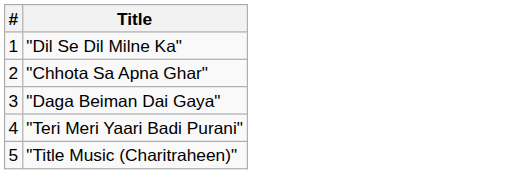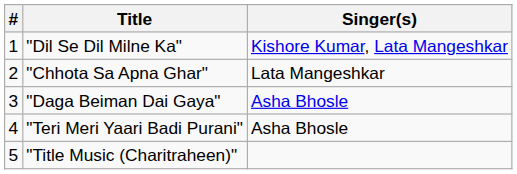+ column: (379, 18)
